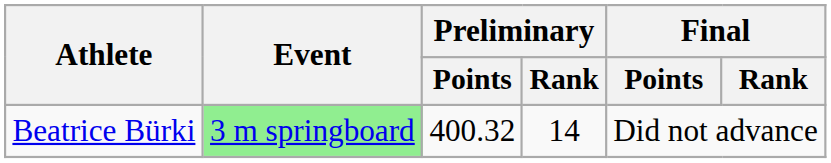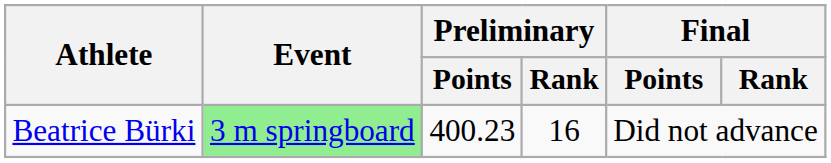(472, 130) 400.32 -> (472, 130) 400.23
(564, 130) 14 -> (564, 130) 16
